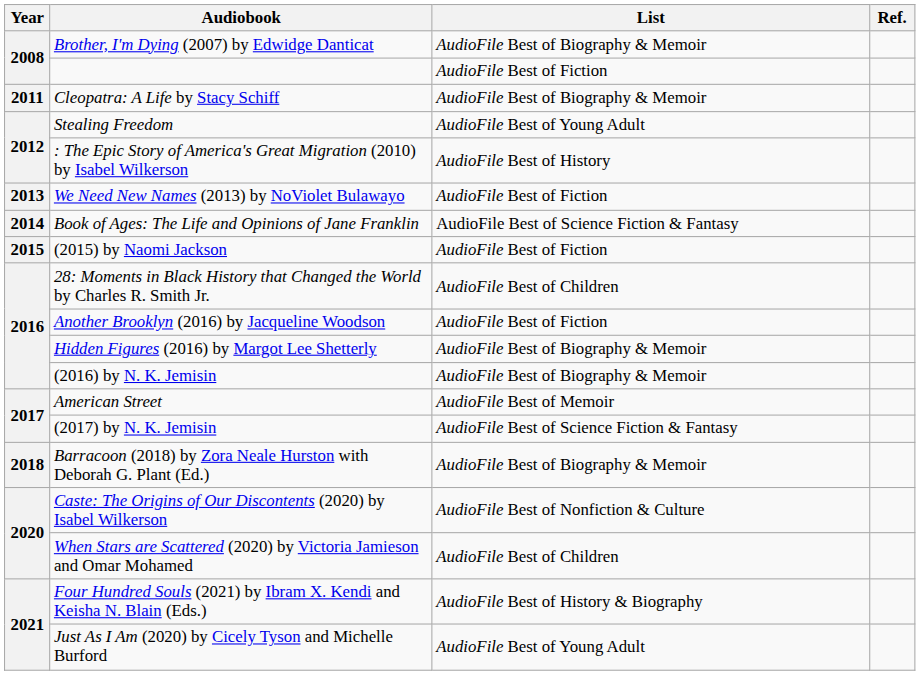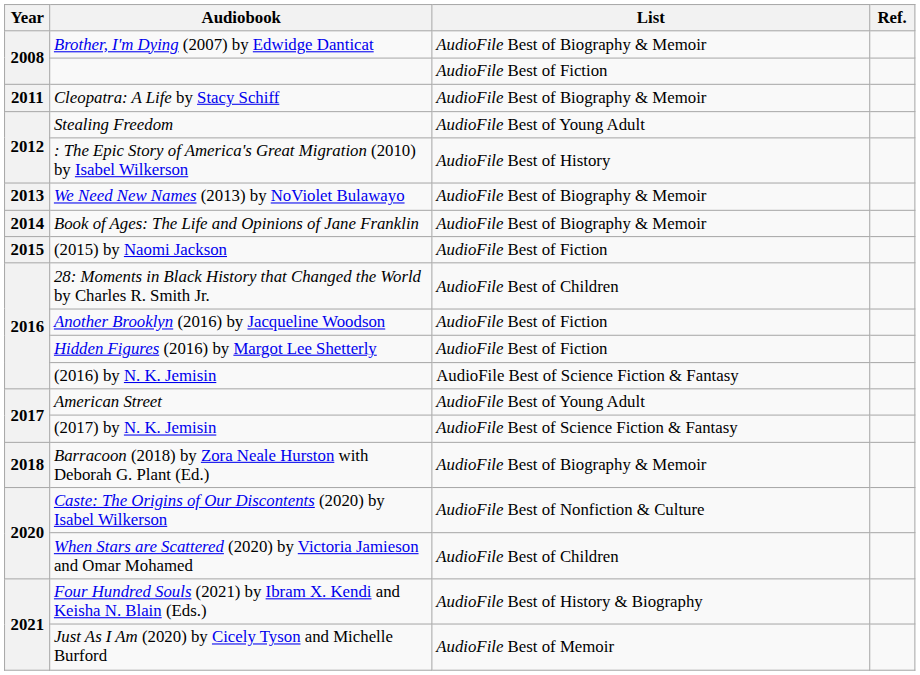(522, 196) AudioFile Best of Fiction -> (571, 196) AudioFile Best of Biography & Memoir
(587, 223) AudioFile Best of Science Fiction & Fantasy -> (571, 223) AudioFile Best of Biography & Memoir
(571, 348) AudioFile Best of Biography & Memoir -> (522, 348) AudioFile Best of Fiction
(571, 375) AudioFile Best of Biography & Memoir -> (587, 375) AudioFile Best of Science Fiction & Fantasy
(525, 401) AudioFile Best of Memoir -> (541, 401) AudioFile Best of Young Adult
(541, 646) AudioFile Best of Young Adult -> (525, 646) AudioFile Best of Memoir
